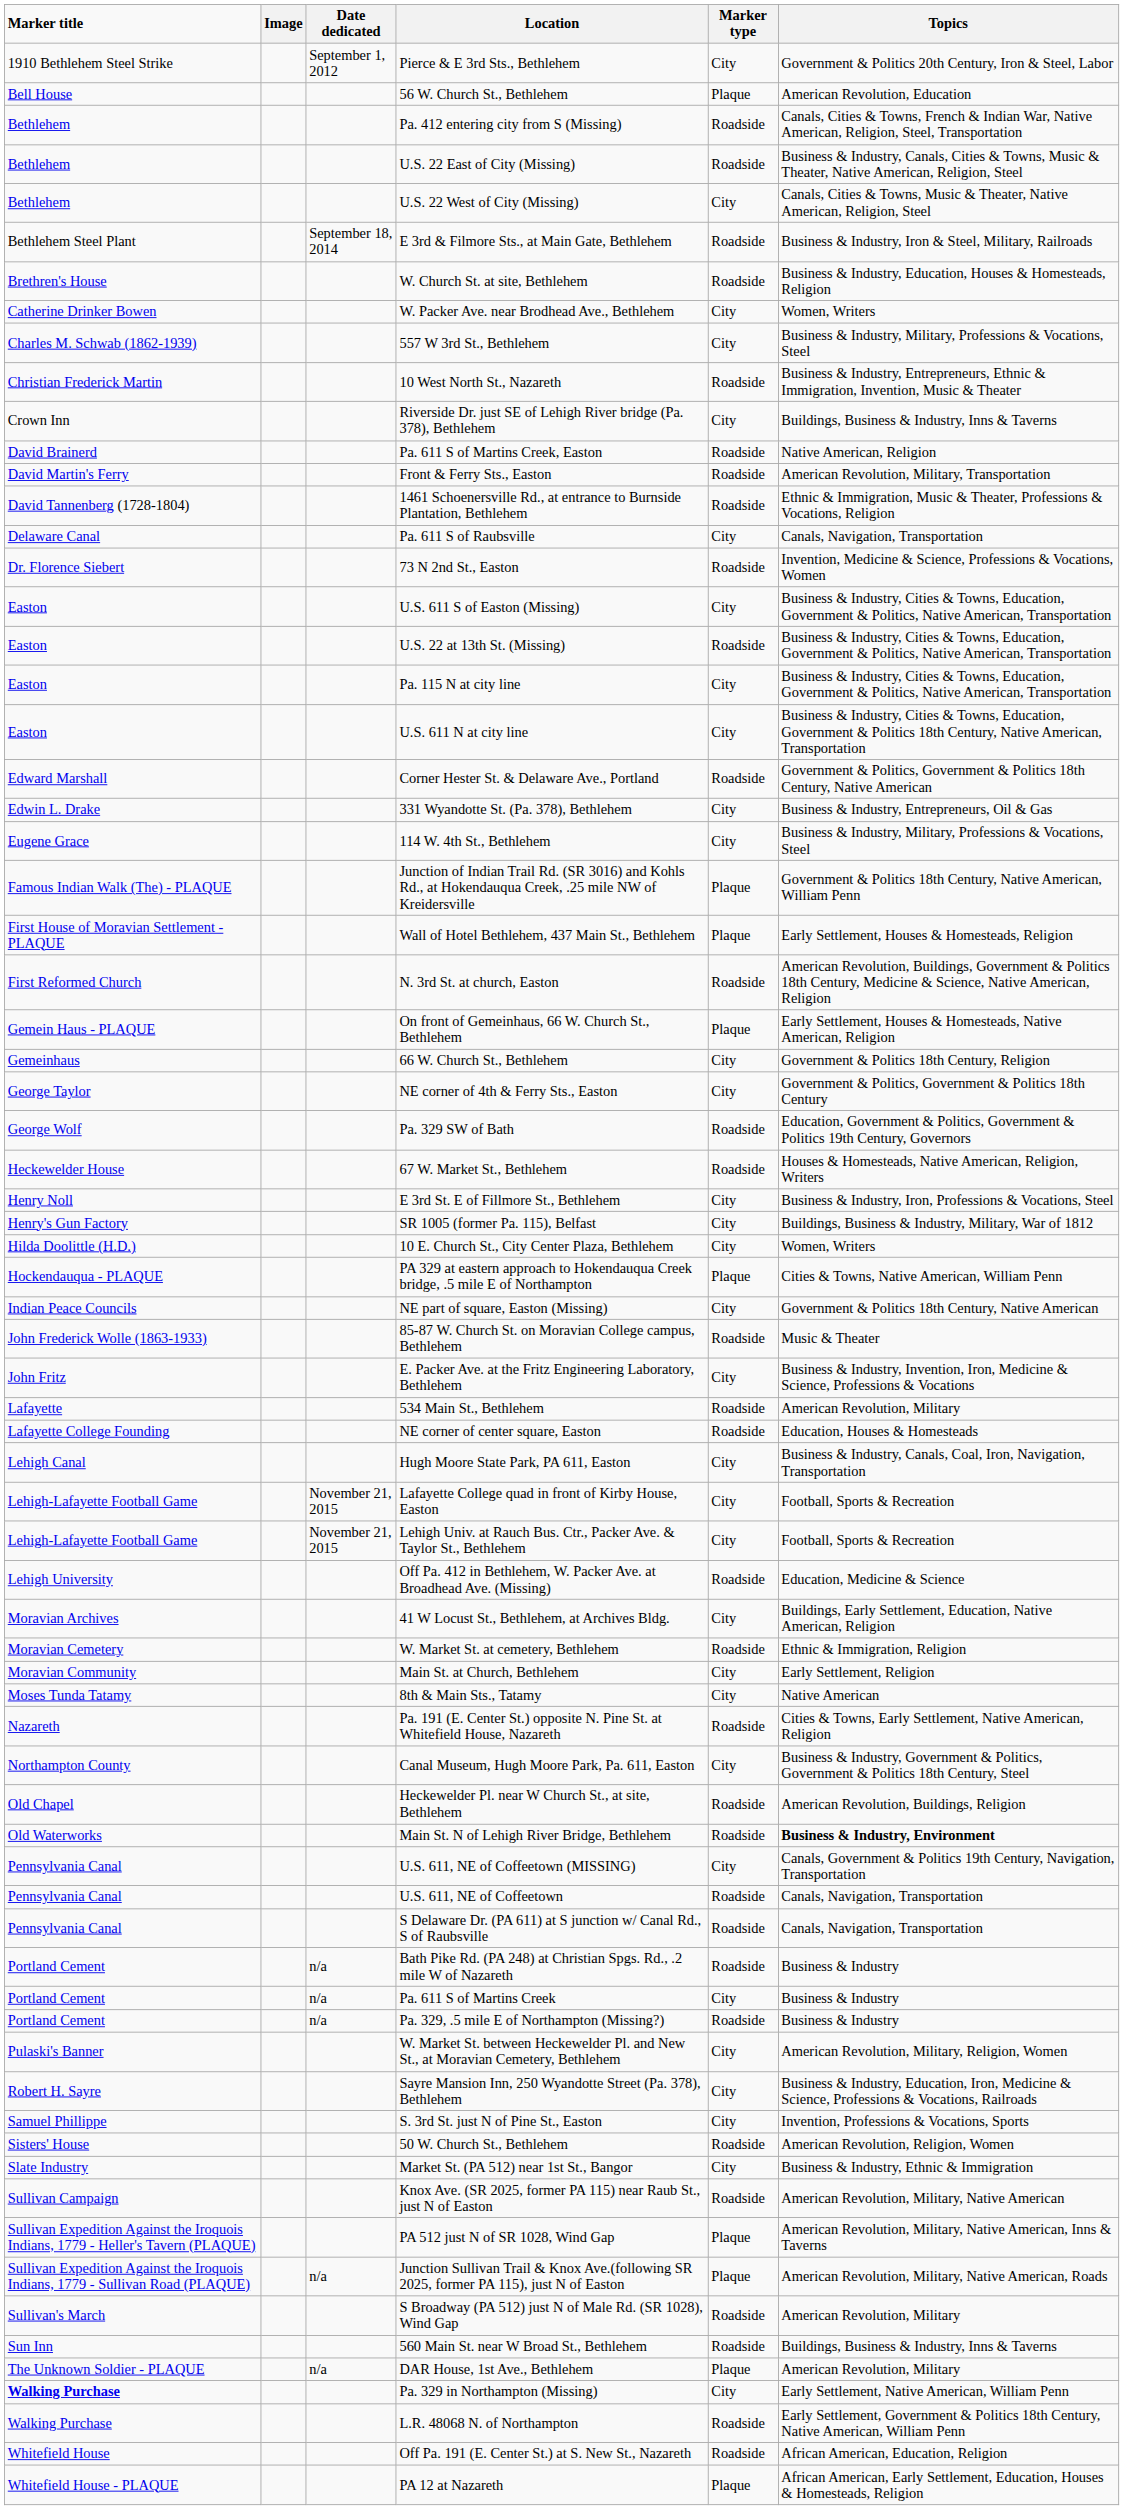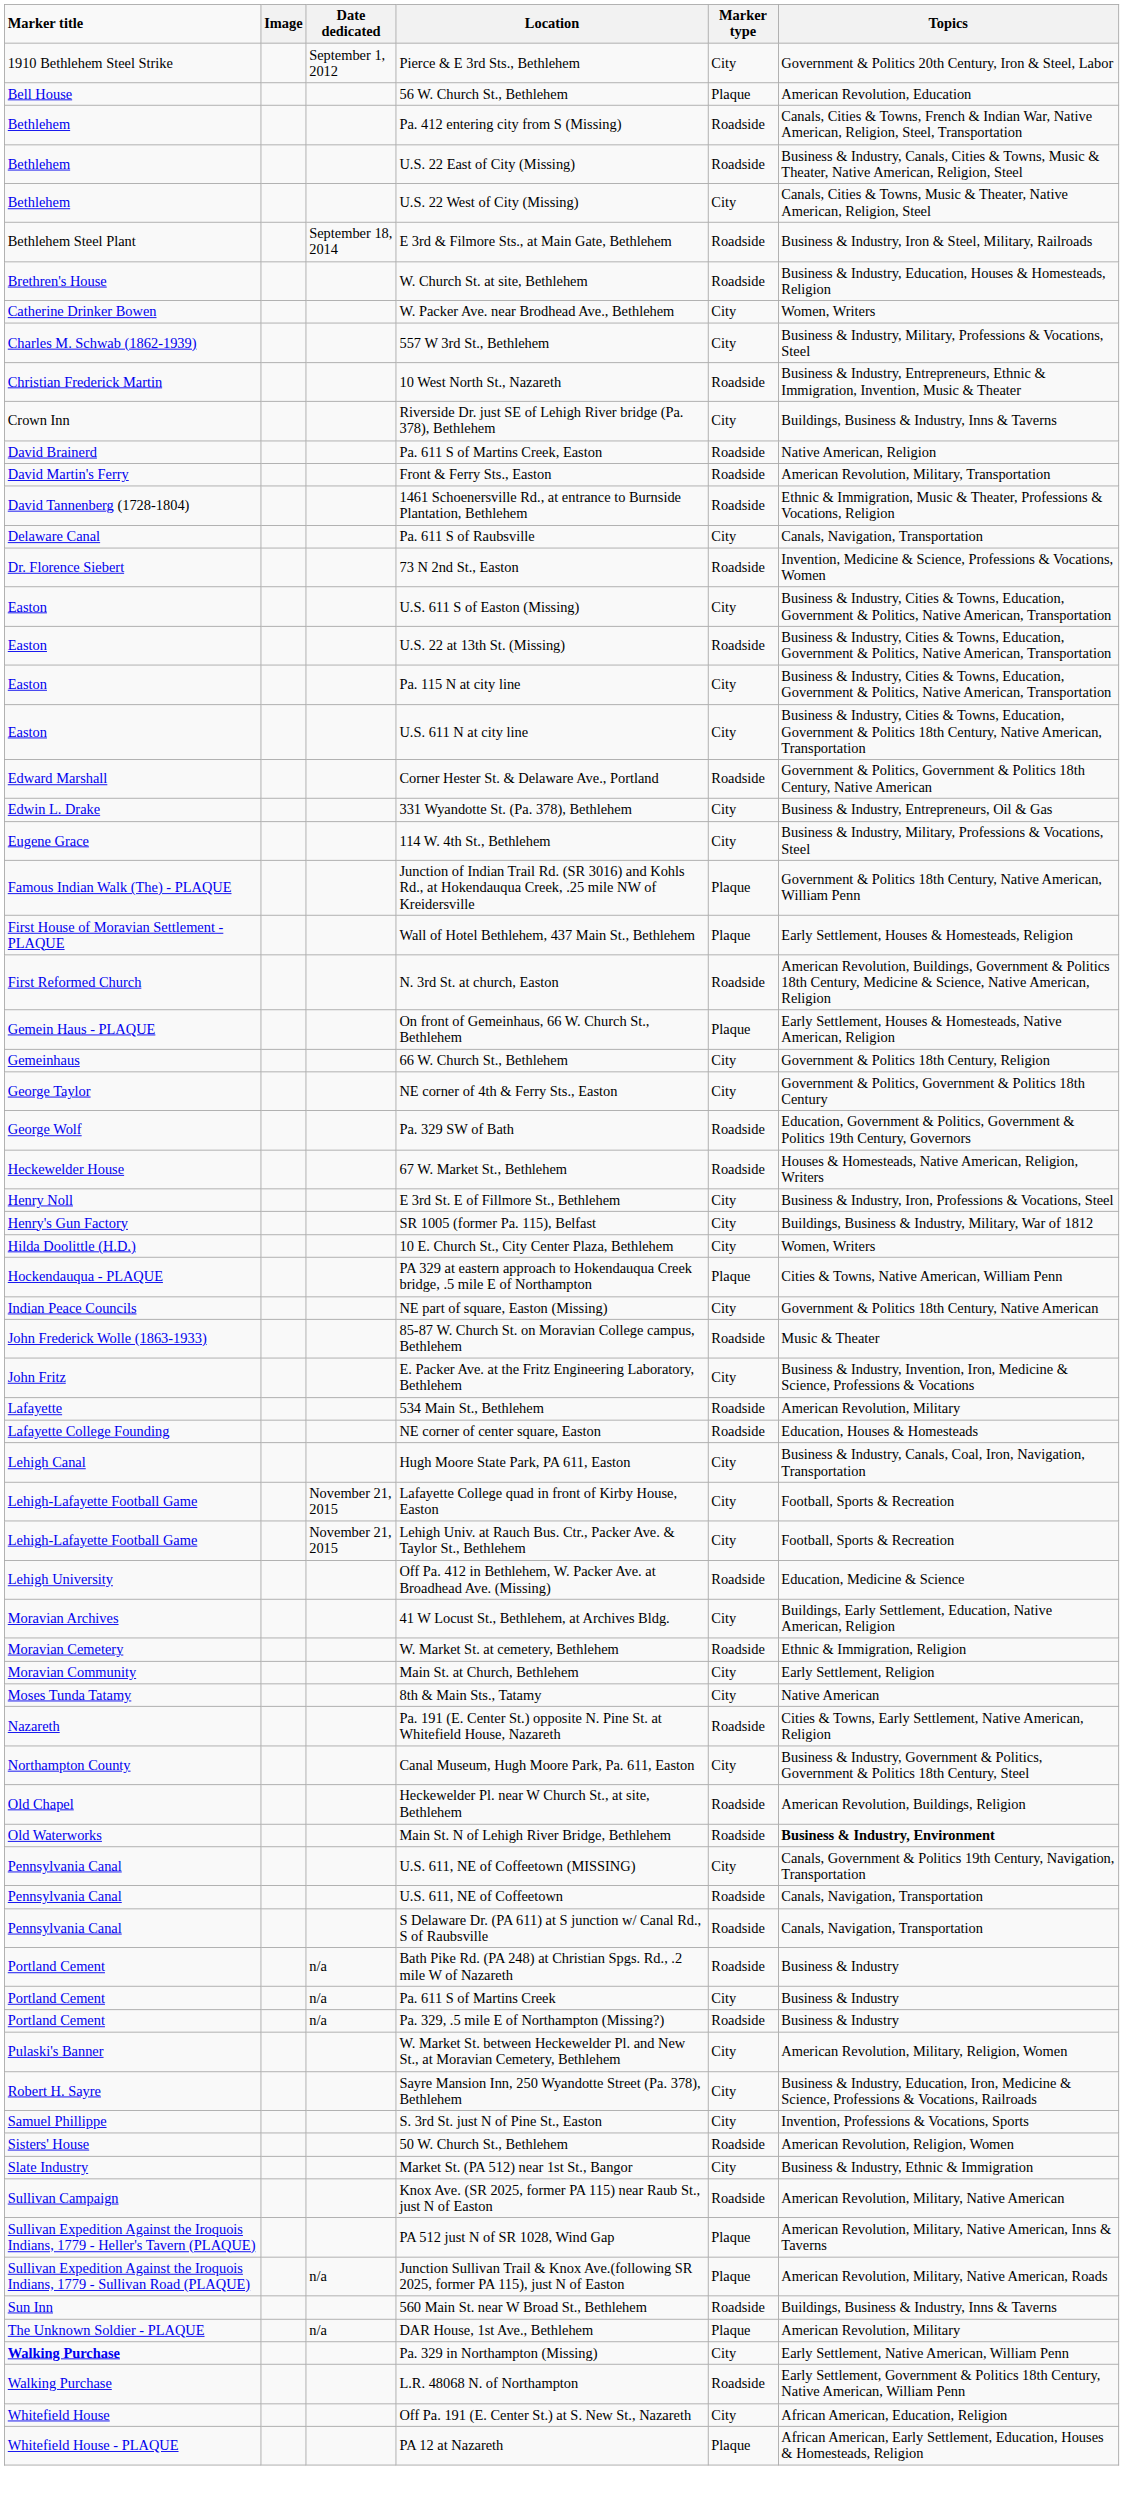- row: (551, 2315)
(738, 2454) Roadside -> (724, 2414) City
